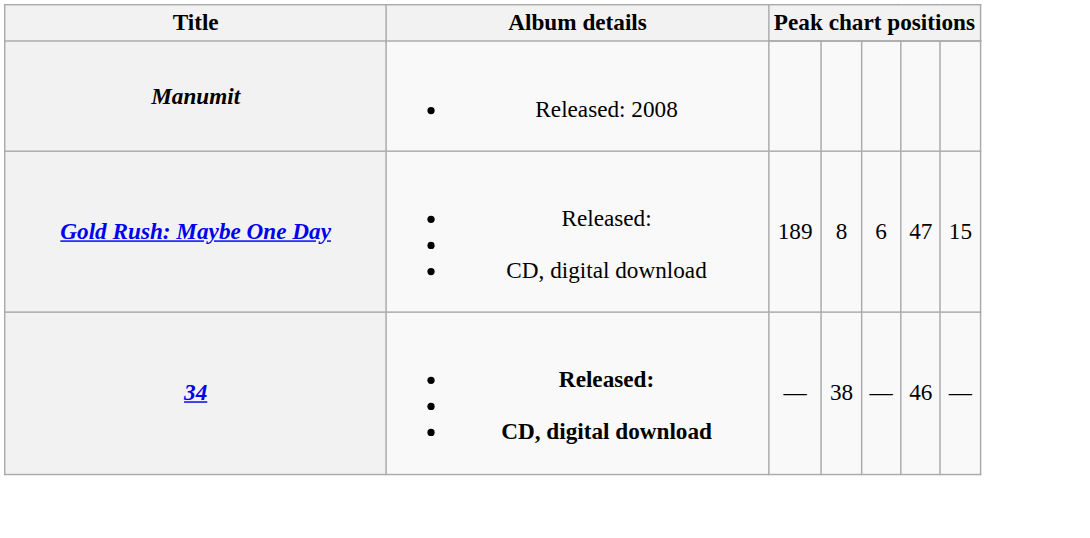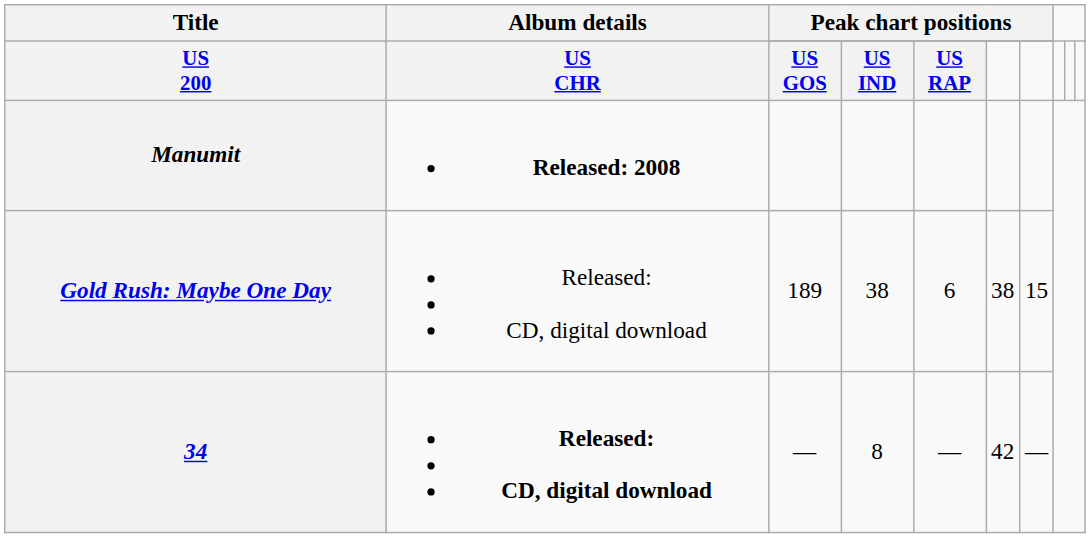+ row: (196, 70)
(578, 109) normal -> (578, 168) bold
(842, 231) 8 -> (877, 290) 38
(921, 231) 47 -> (1003, 290) 38
(842, 392) 38 -> (877, 451) 8
(921, 392) 46 -> (1003, 451) 42
